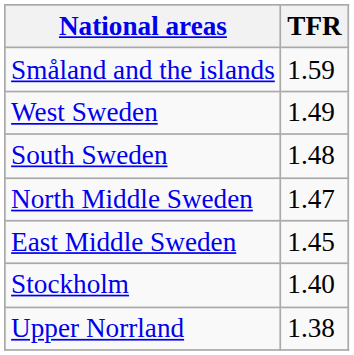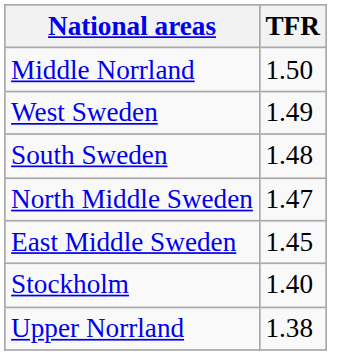- row: (143, 69)
+ row: (103, 69)
